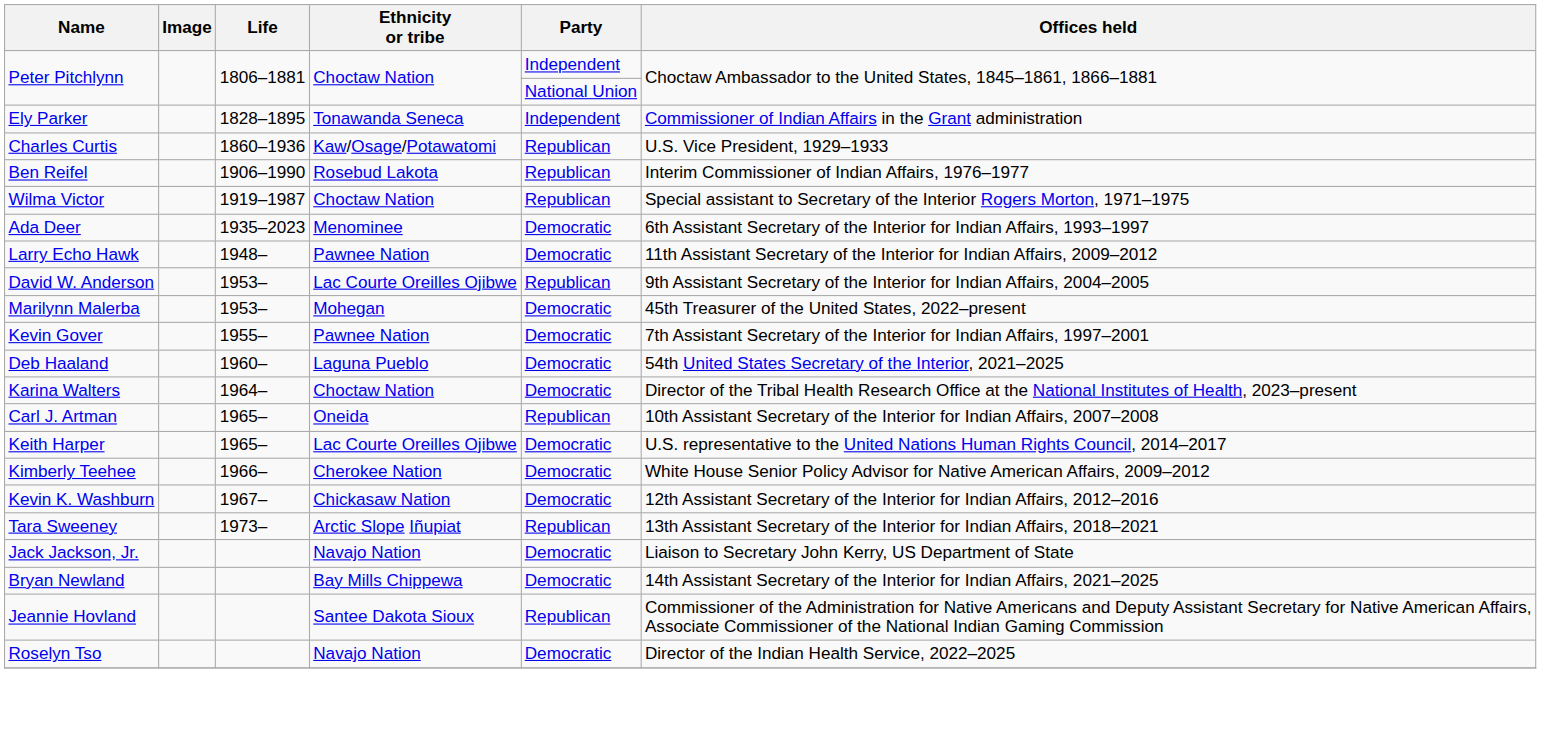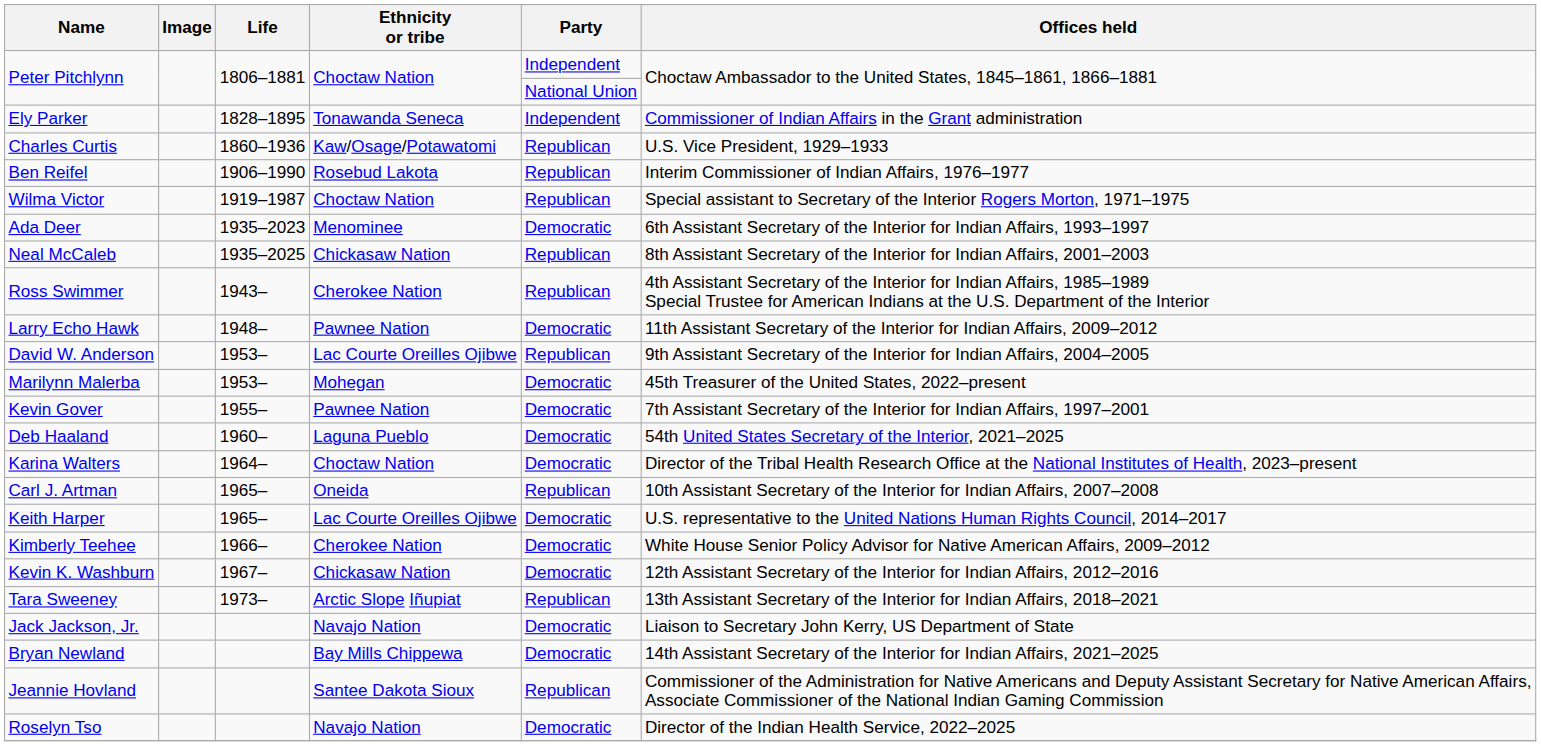+ row: (62, 254)
+ row: (66, 291)
